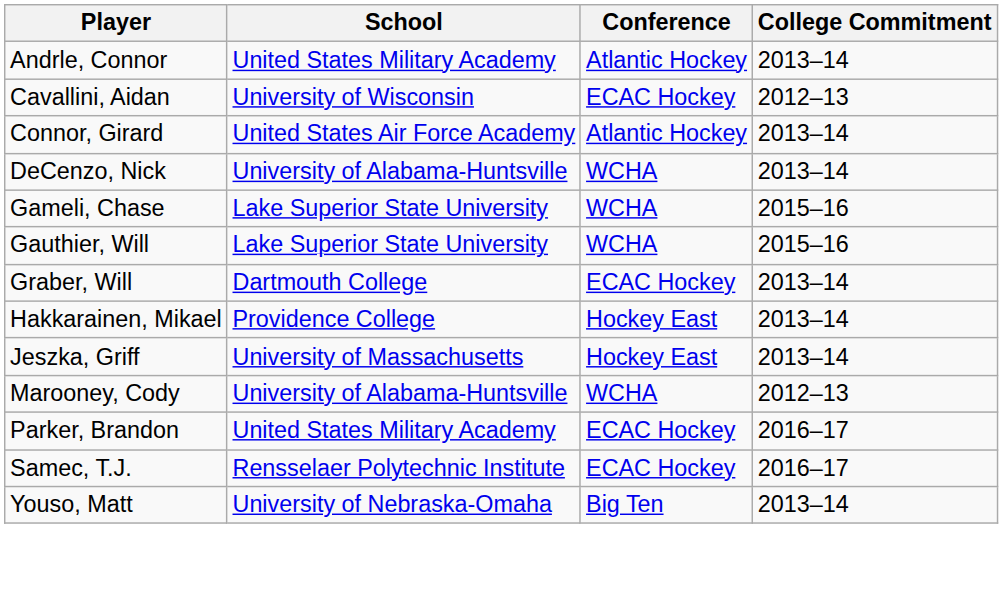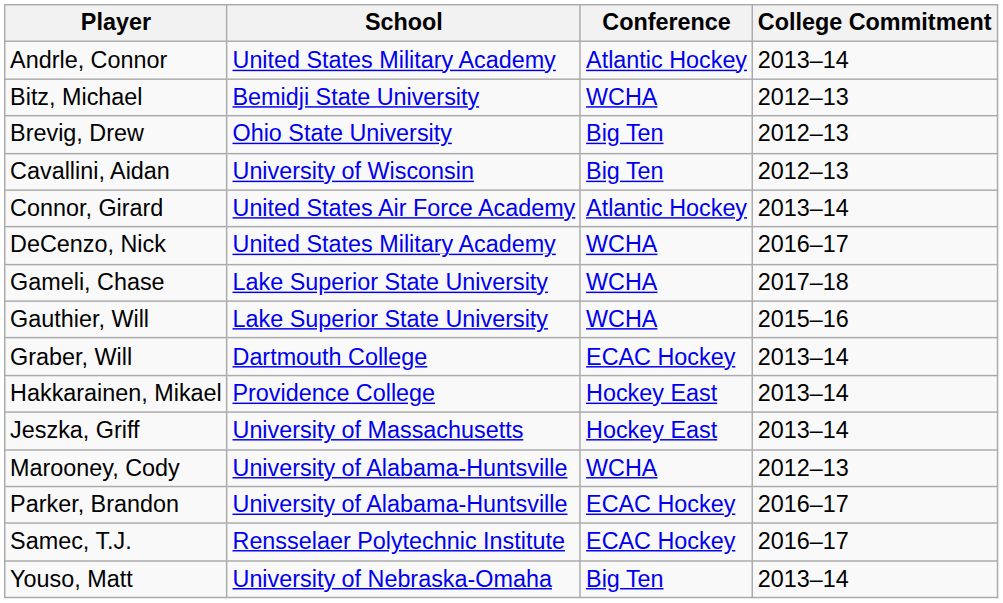+ row: (76, 97)
+ row: (77, 134)
(661, 97) ECAC Hockey -> (625, 171) Big Ten
(400, 171) University of Alabama-Huntsville -> (394, 245) United States Military Academy
(803, 171) 2013–14 -> (803, 245) 2016–17
(803, 208) 2015–16 -> (803, 282) 2017–18
(394, 430) United States Military Academy -> (400, 504) University of Alabama-Huntsville
